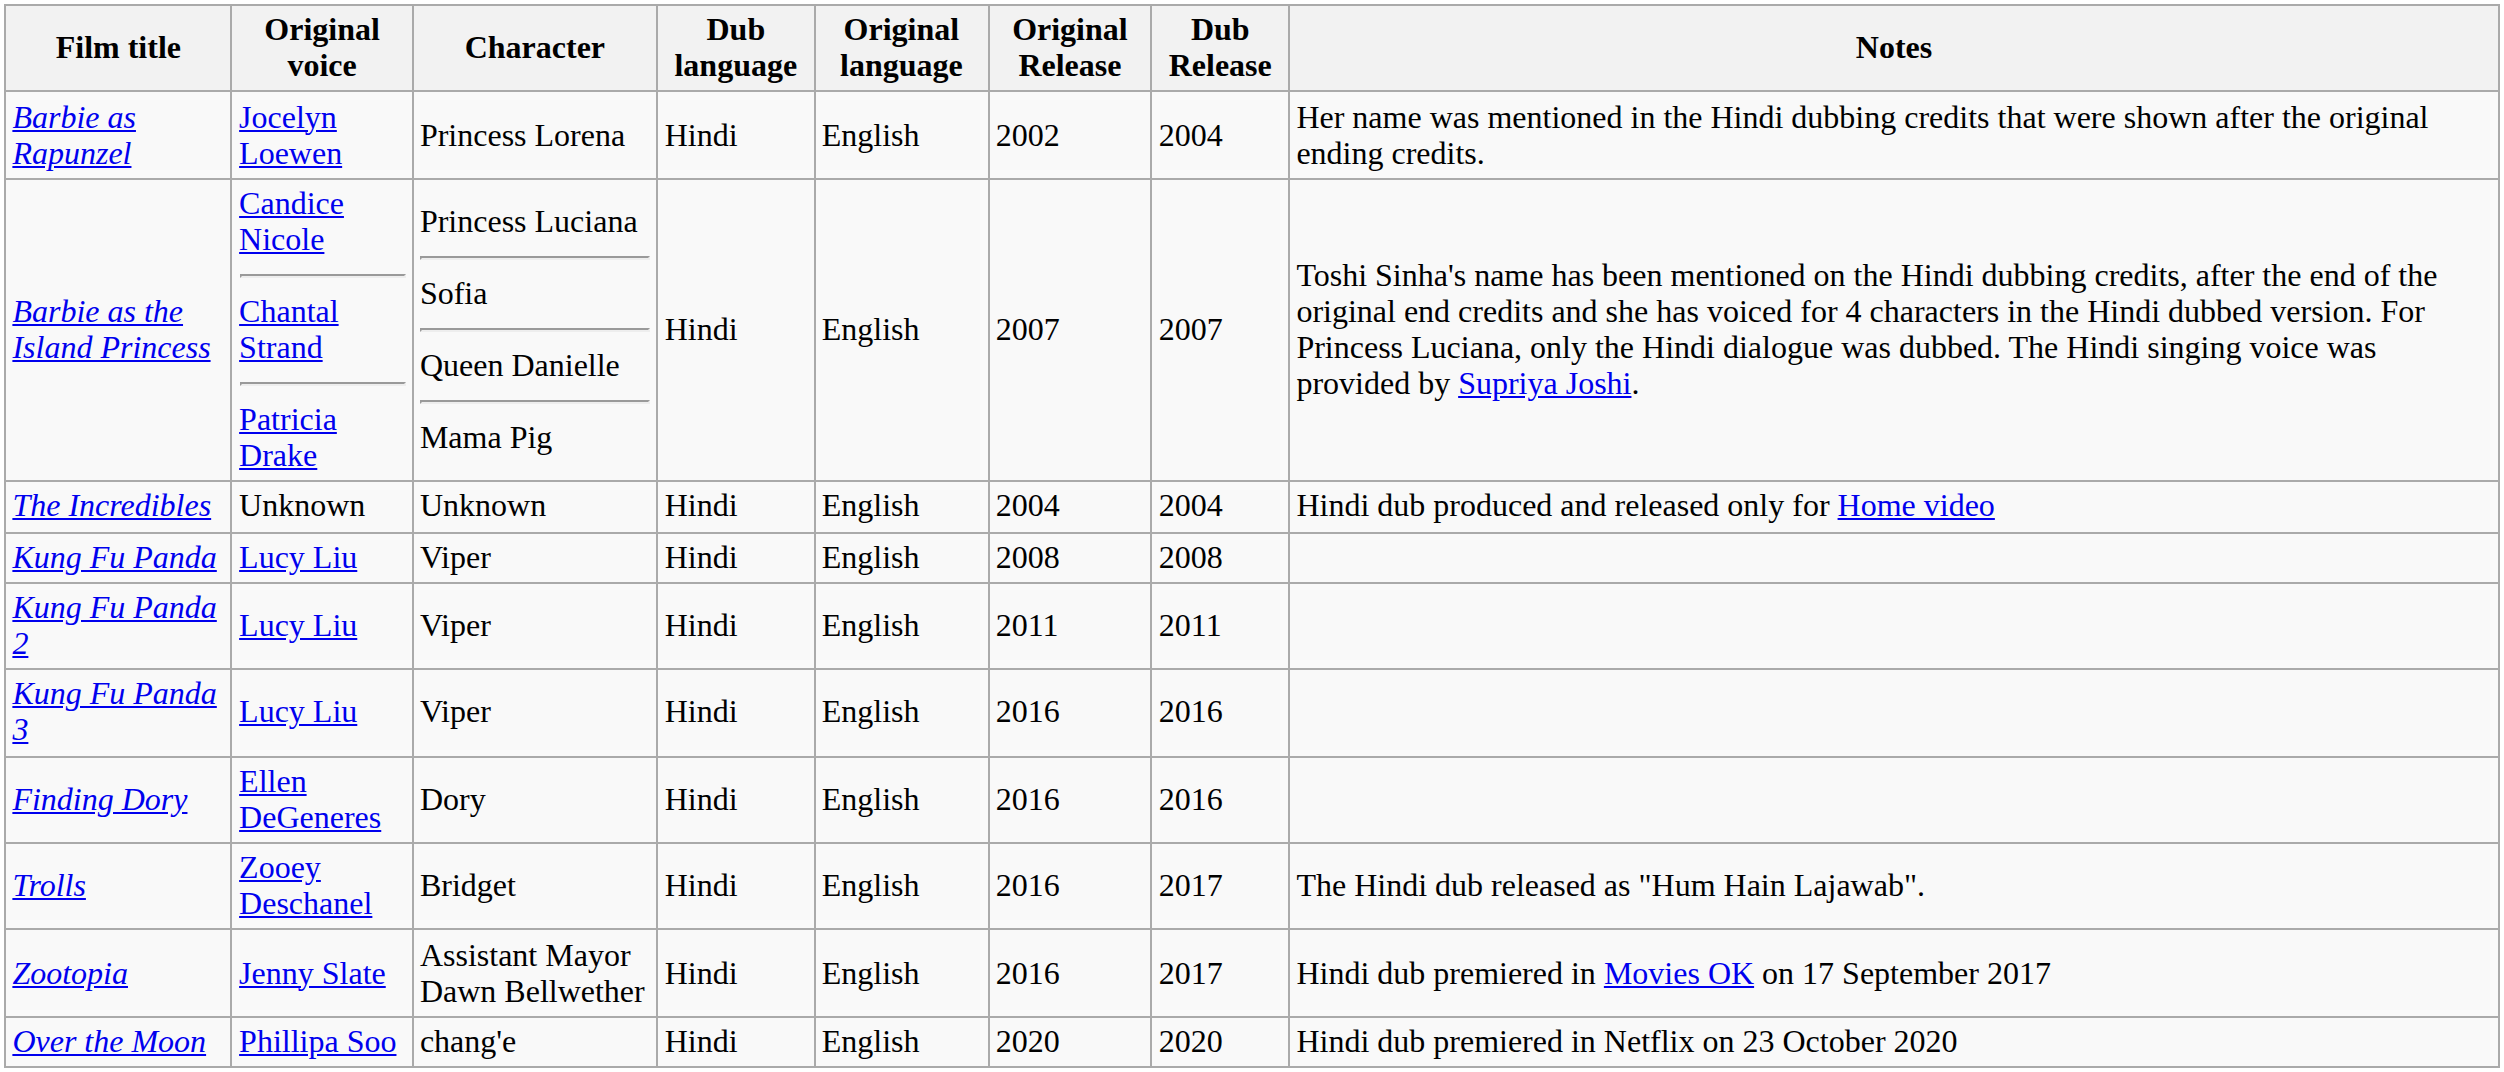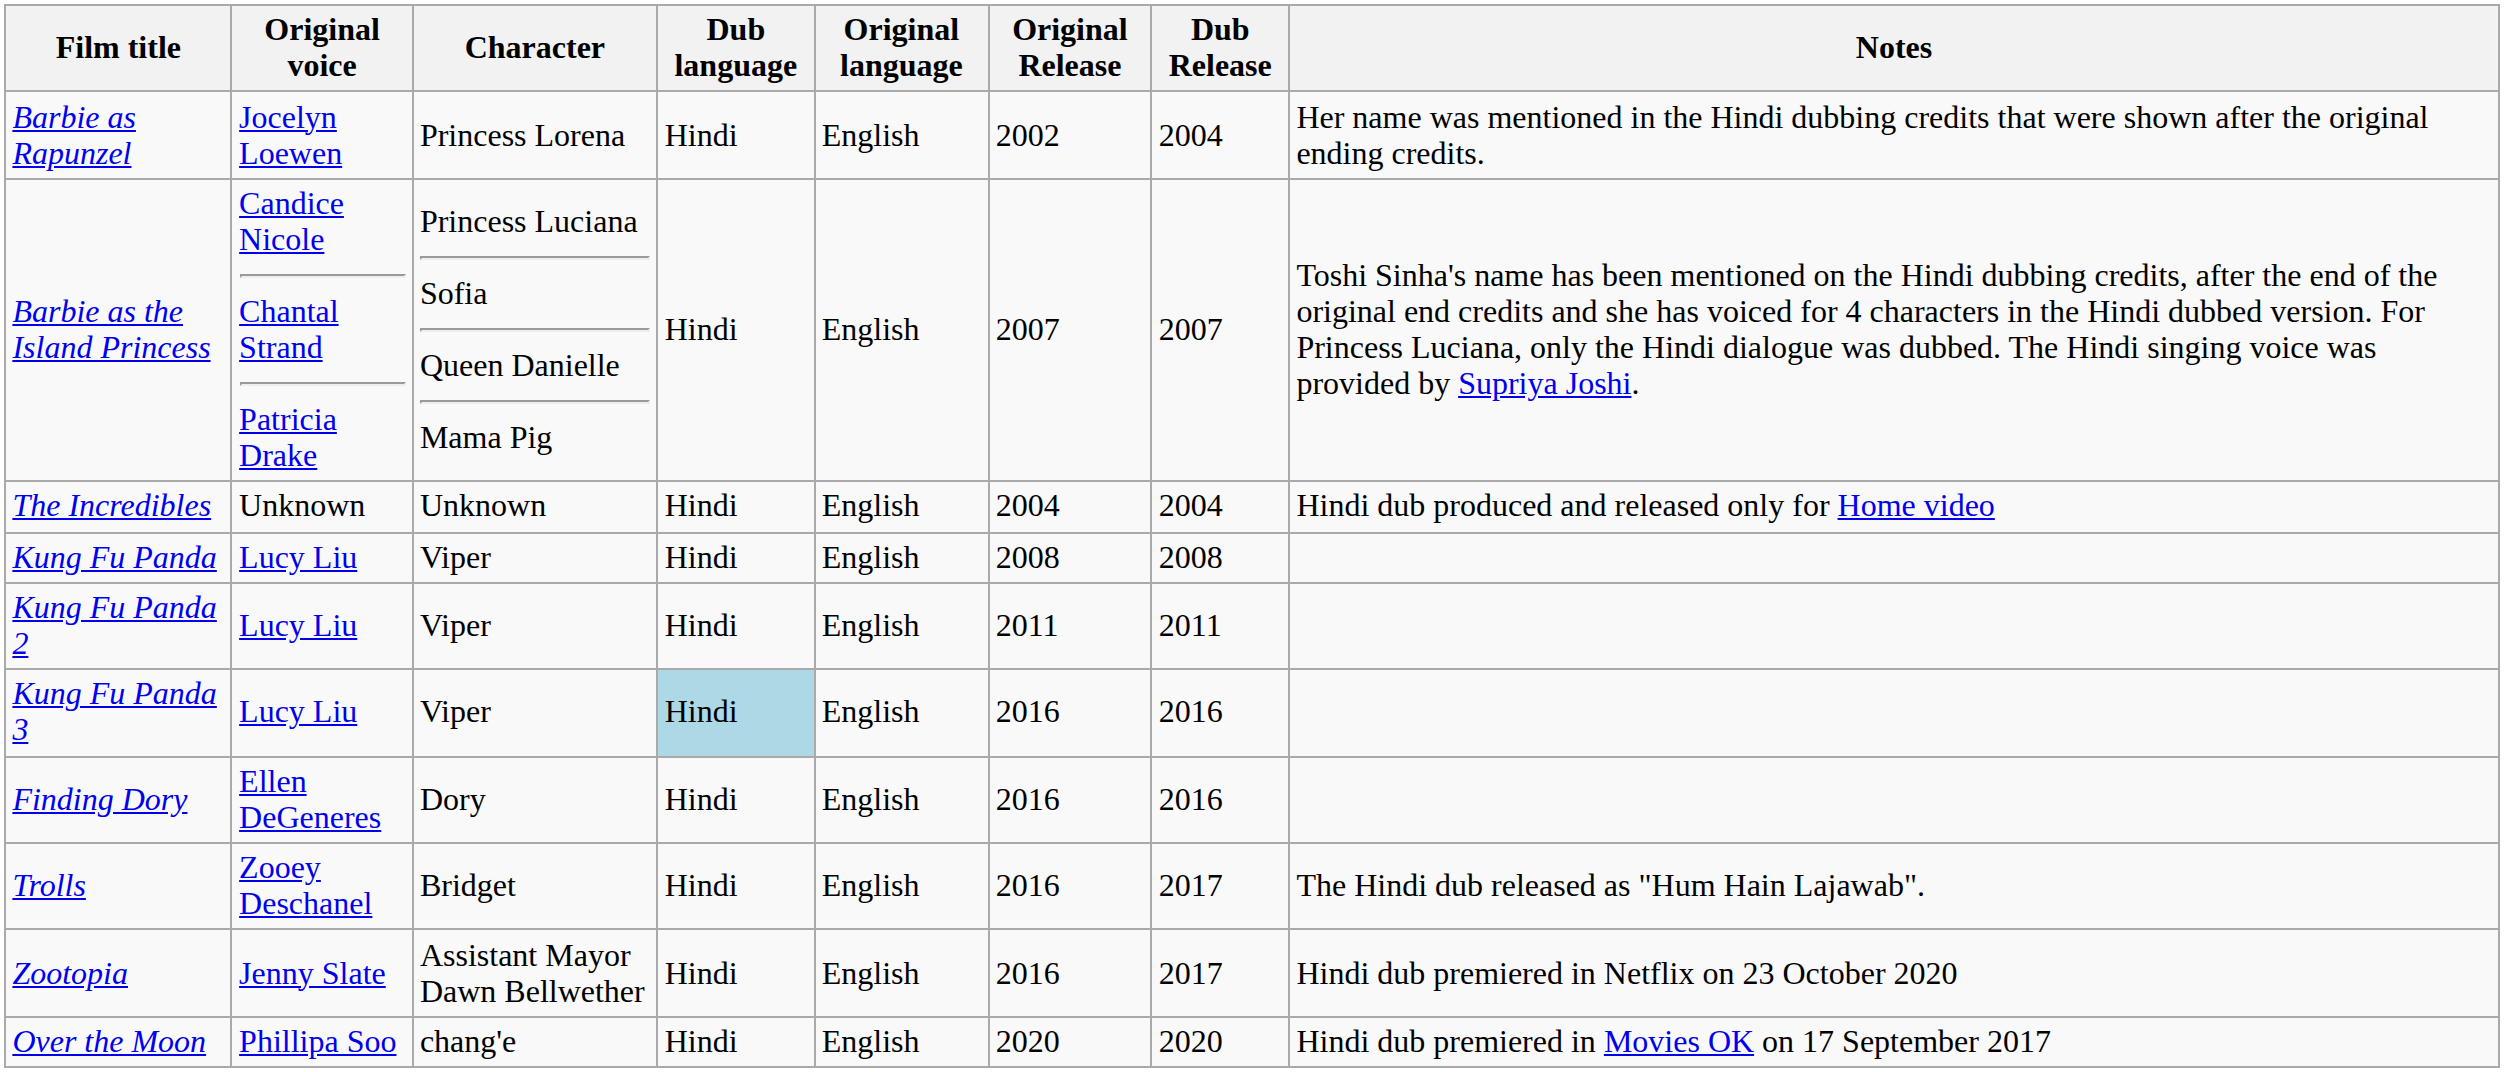(701, 712) no background -> (701, 712) lightblue background
(1674, 972) Hindi dub premiered in Movies OK on 17 September 2017 -> (1627, 972) Hindi dub premiered in Netflix on 23 October 2020
(1627, 1041) Hindi dub premiered in Netflix on 23 October 2020 -> (1674, 1041) Hindi dub premiered in Movies OK on 17 September 2017
